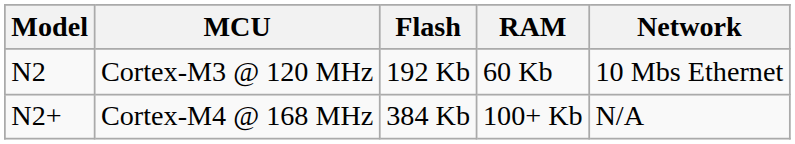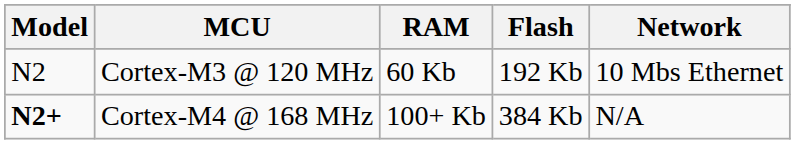columns swapped: (428, 26) <-> (533, 26)
(37, 116) normal -> (37, 116) bold
